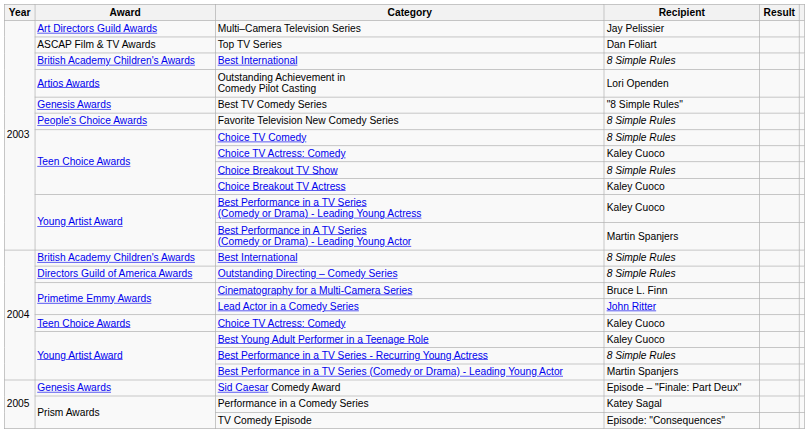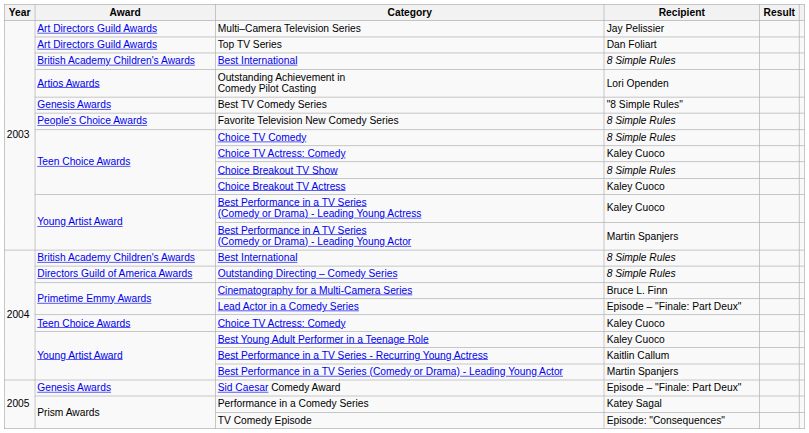(96, 45) ASCAP Film & TV Awards -> (97, 45) Art Directors Guild Awards
(631, 307) John Ritter -> (674, 307) Episode – "Finale: Part Deux"
(641, 355) 8 Simple Rules -> (638, 355) Kaitlin Callum
